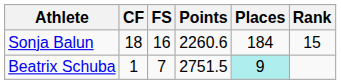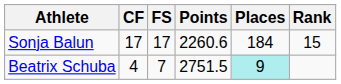(134, 42) 18 -> (134, 42) 17
(162, 42) 16 -> (162, 42) 17
(134, 68) 1 -> (134, 68) 4
